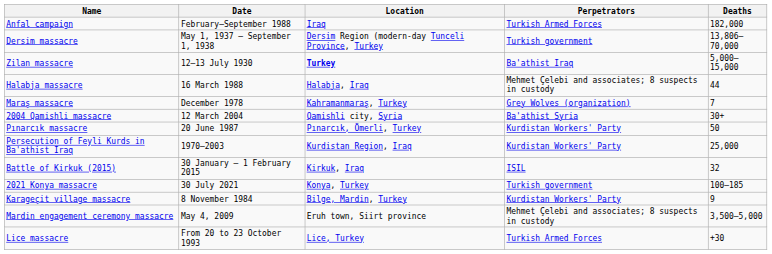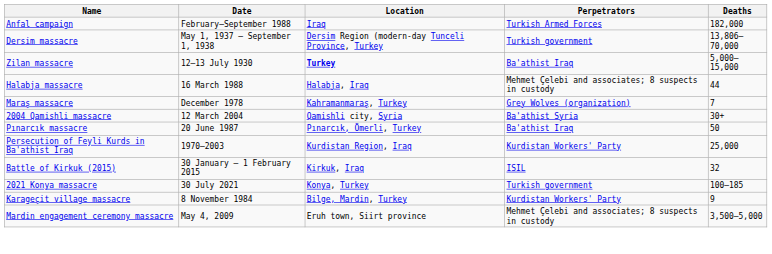(564, 129) Kurdistan Workers' Party -> (540, 129) Ba'athist Iraq
- row: (37, 238)
